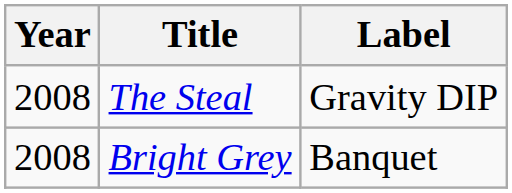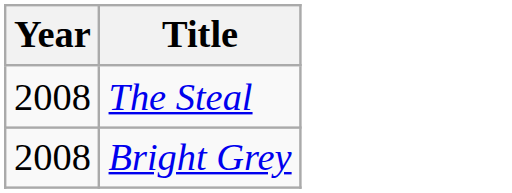- column: (404, 34)
